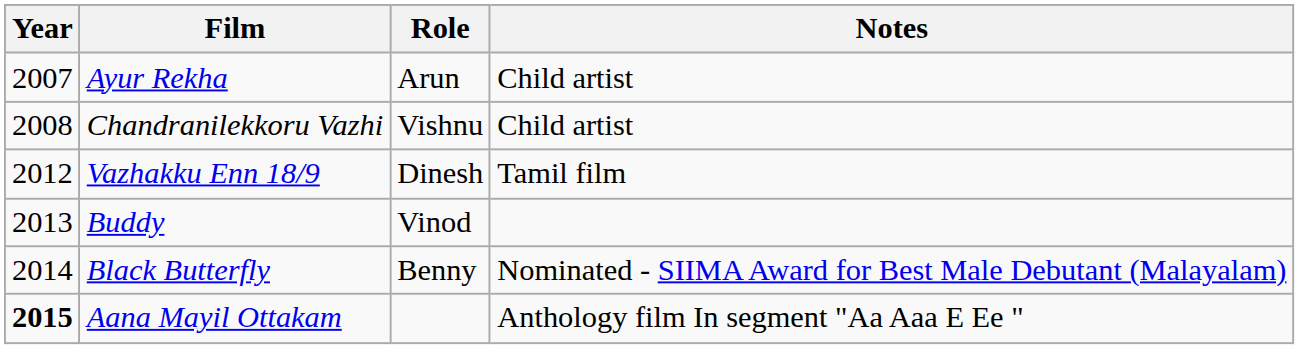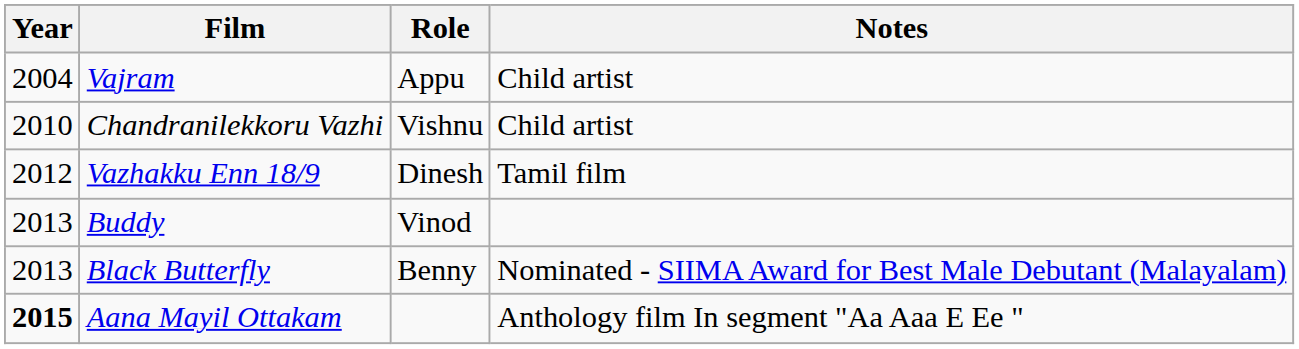+ row: (131, 76)
- row: (157, 76)
(42, 125) 2008 -> (42, 125) 2010
(42, 269) 2014 -> (42, 269) 2013
